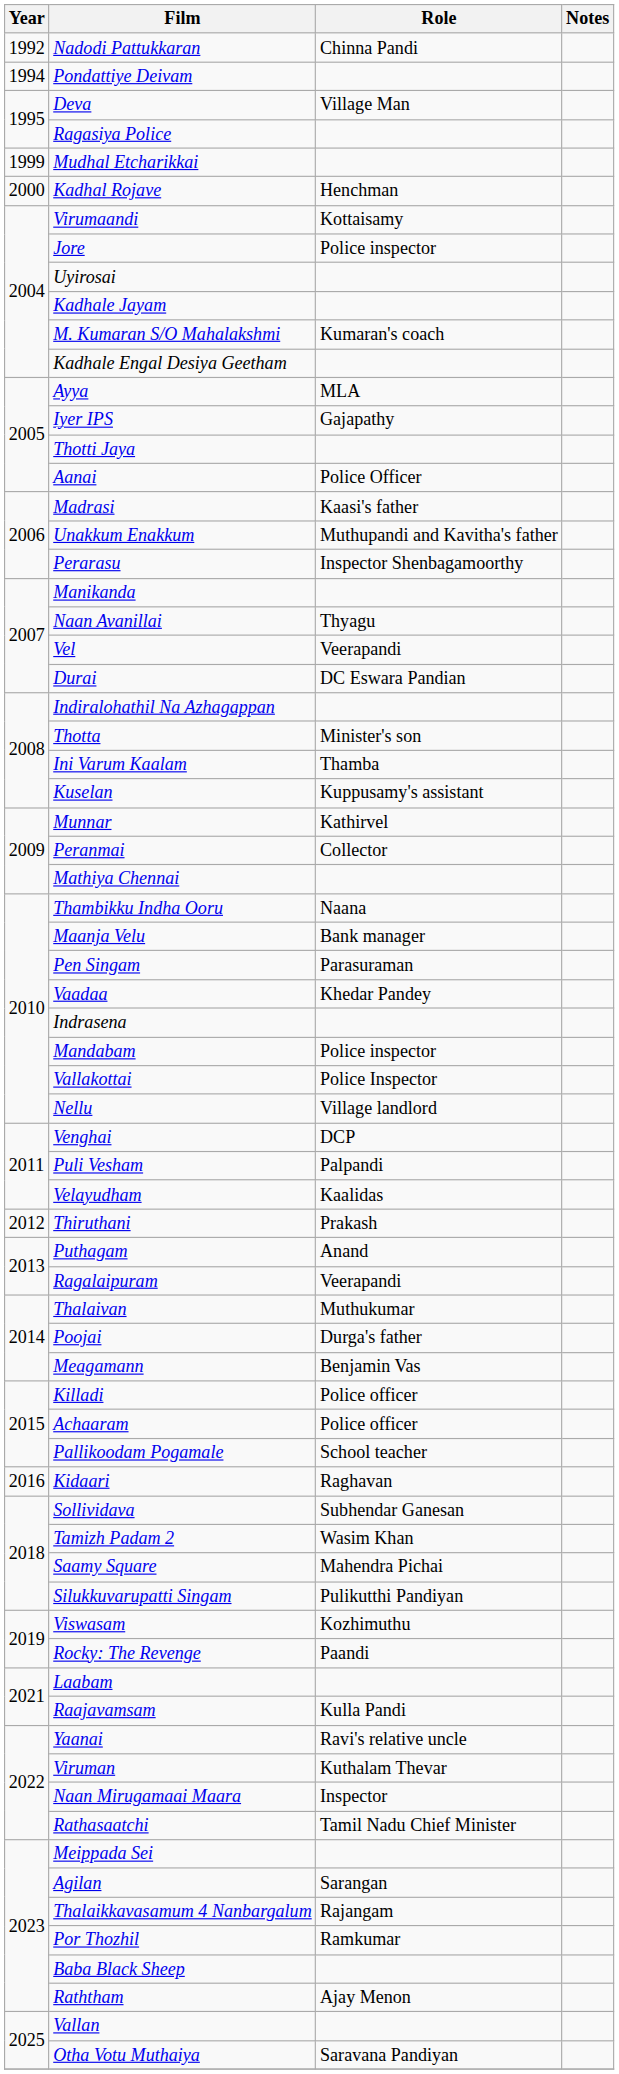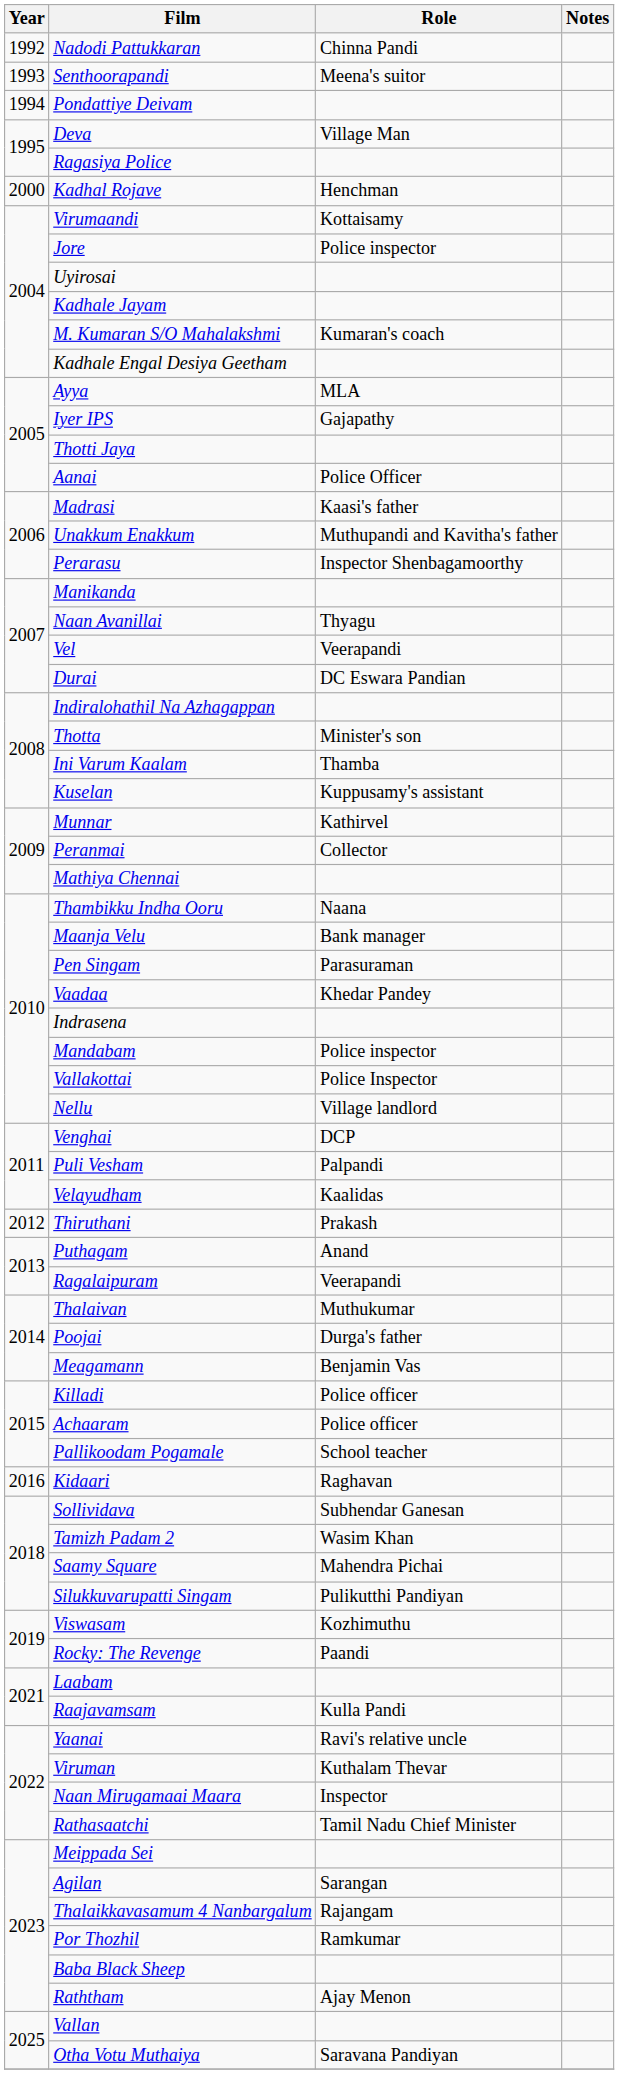+ row: (111, 76)
- row: (126, 162)
